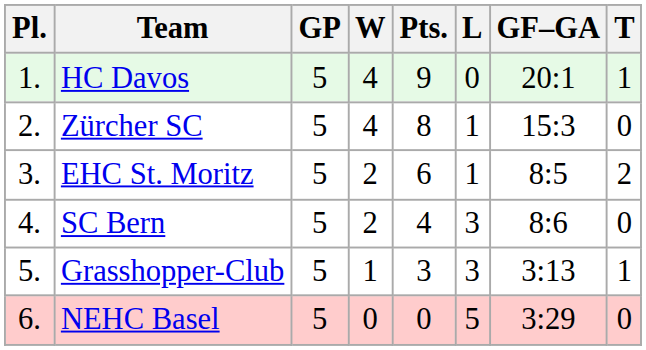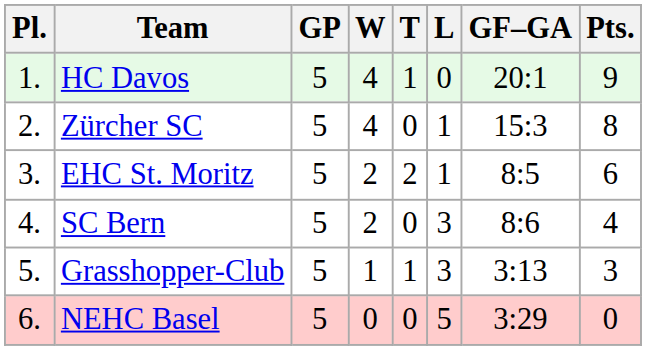columns swapped: (624, 28) <-> (424, 28)
